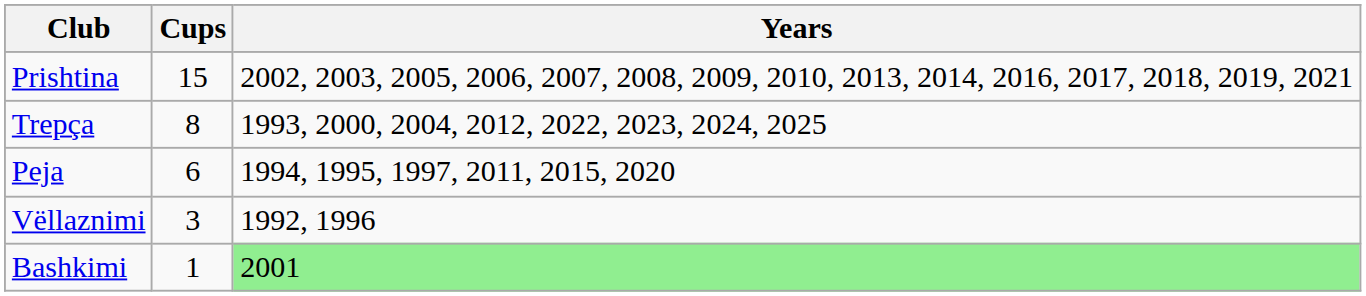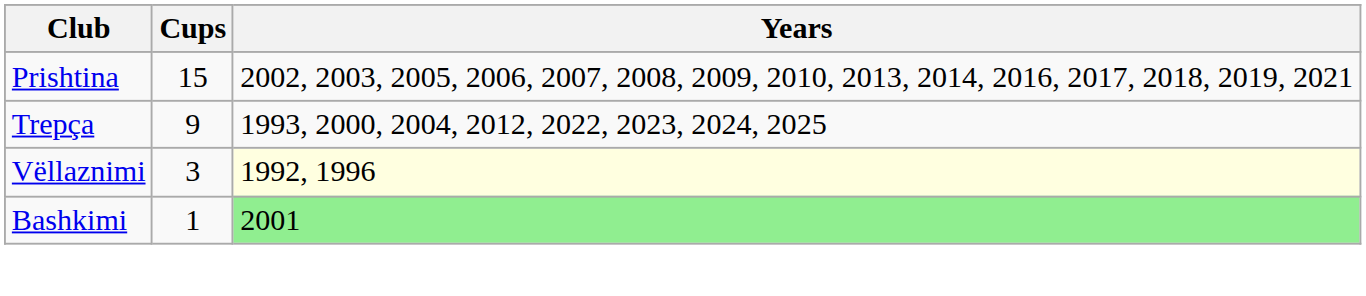(193, 123) 8 -> (193, 123) 9
- row: (38, 171)
(308, 219) no background -> (308, 171) lightyellow background
